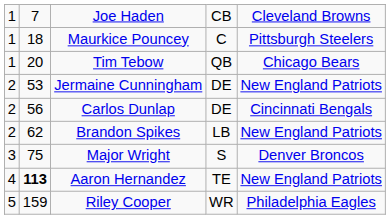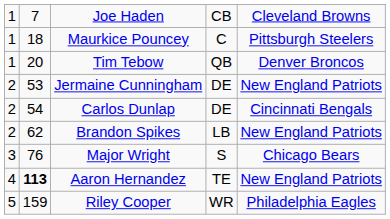(311, 62) Chicago Bears -> (311, 62) Denver Broncos
(35, 109) 56 -> (35, 109) 54
(35, 156) 75 -> (35, 156) 76
(311, 156) Denver Broncos -> (311, 156) Chicago Bears
